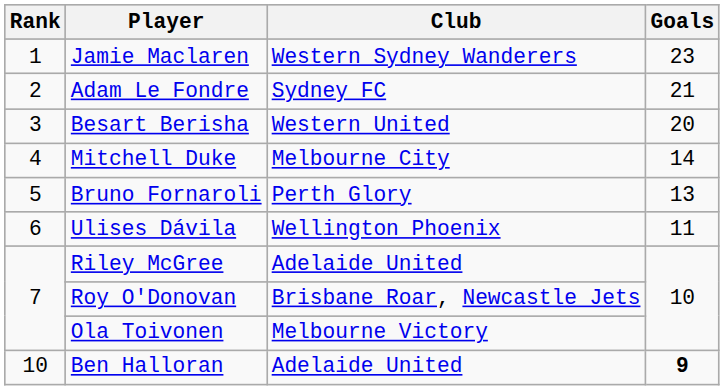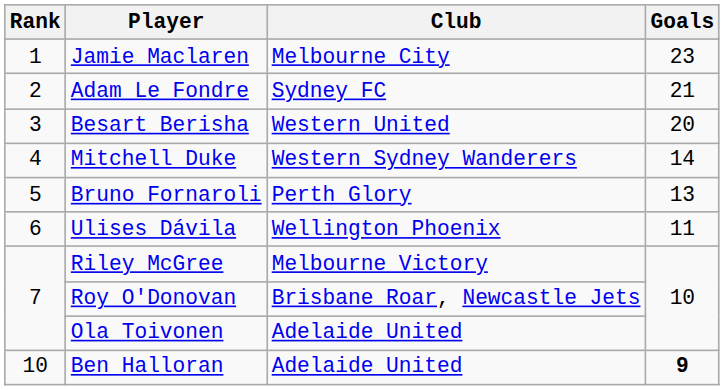(424, 57) Western Sydney Wanderers -> (361, 57) Melbourne City
(361, 160) Melbourne City -> (424, 160) Western Sydney Wanderers
(367, 264) Adelaide United -> (380, 264) Melbourne Victory
(380, 333) Melbourne Victory -> (367, 333) Adelaide United
